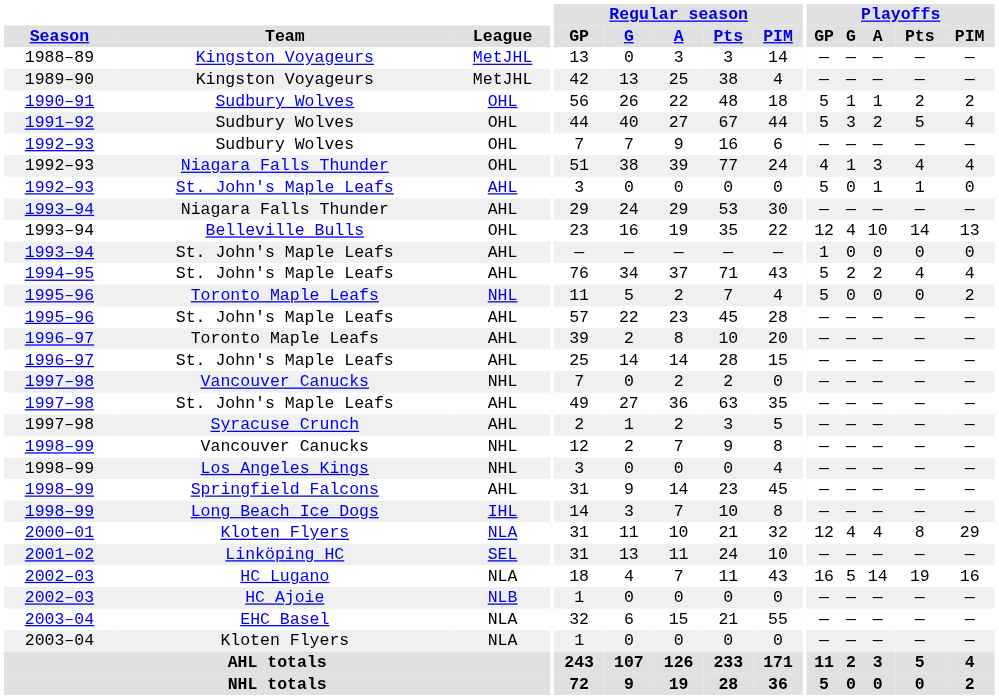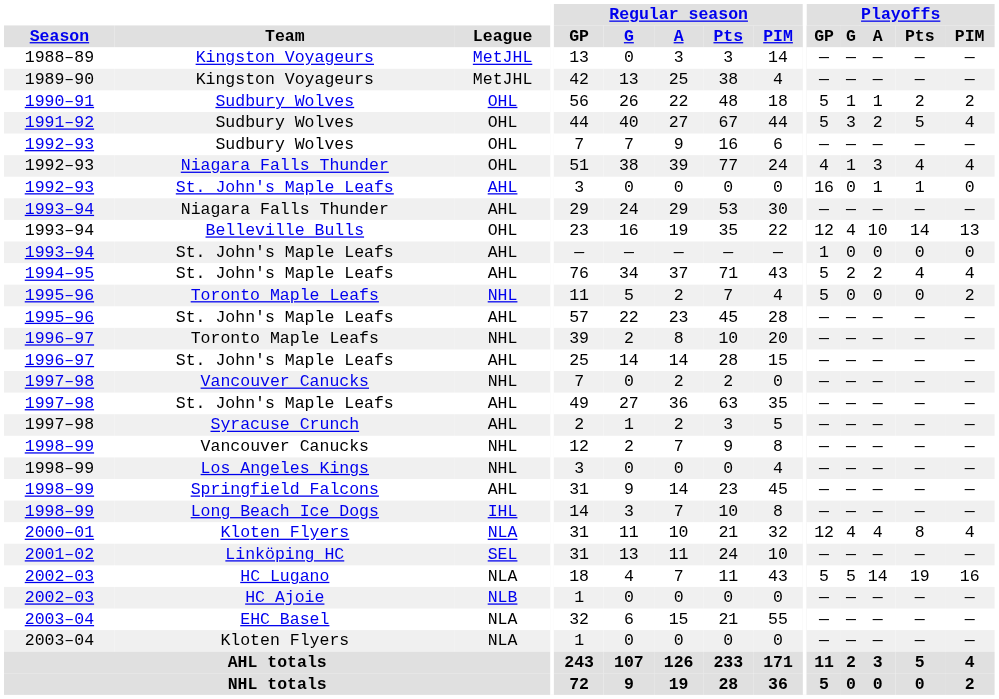(824, 188) 5 -> (824, 188) 16
(503, 339) AHL -> (503, 339) NHL
(970, 533) 29 -> (970, 533) 4
(824, 576) 16 -> (824, 576) 5
